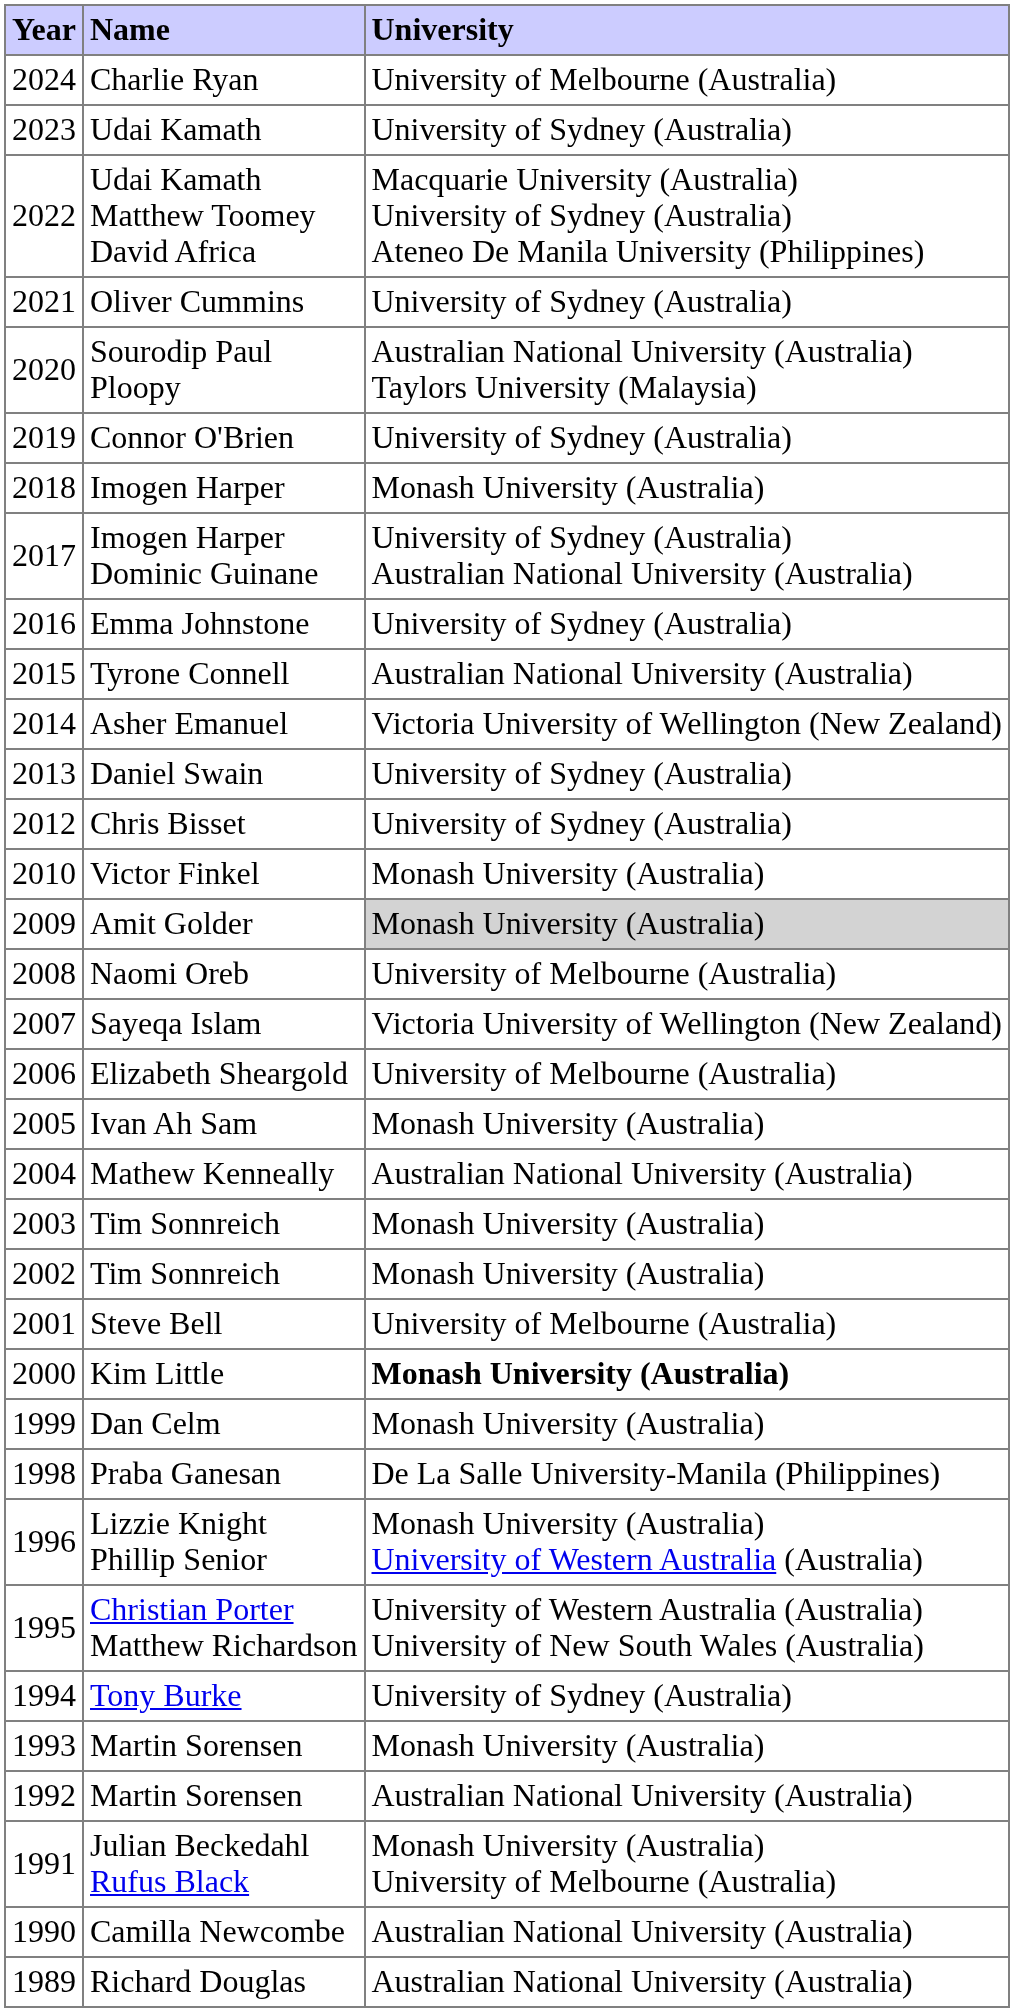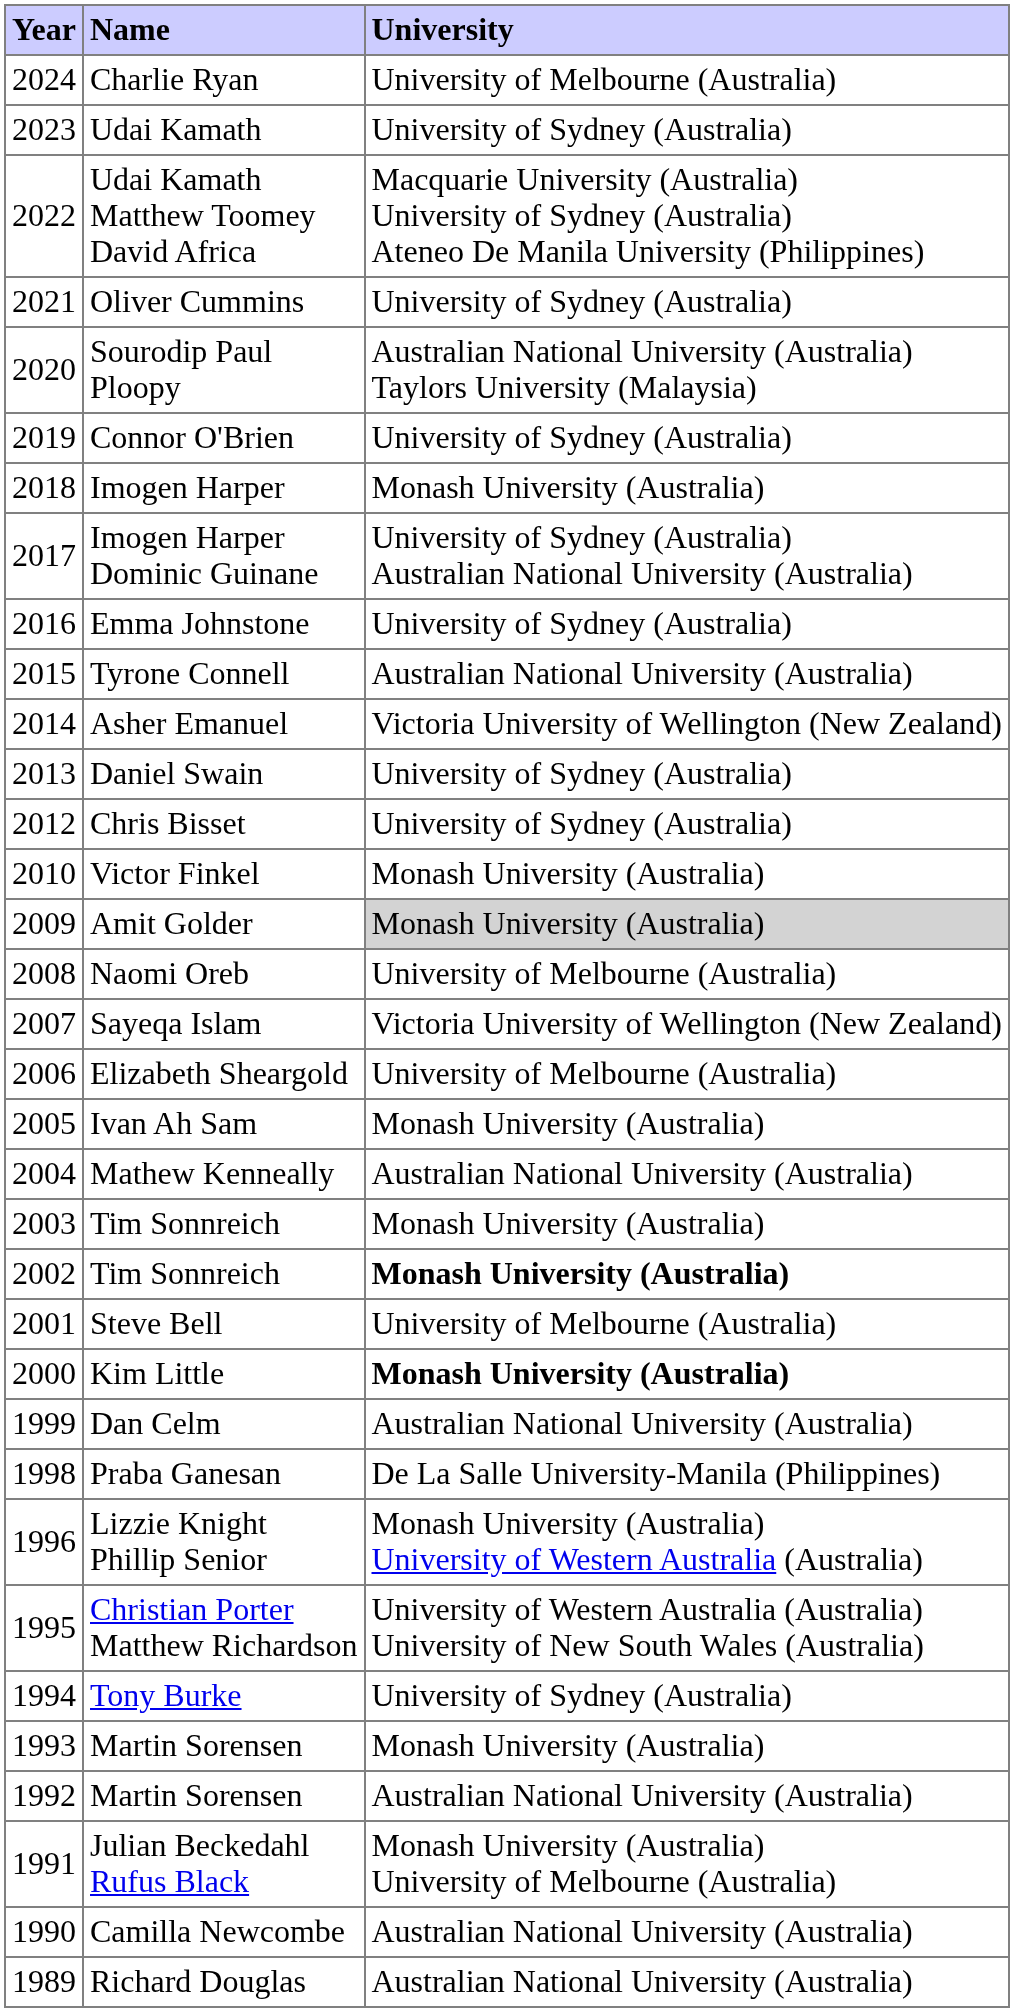(568, 1273) normal -> (580, 1273) bold
(568, 1423) Monash University (Australia) -> (642, 1423) Australian National University (Australia)
